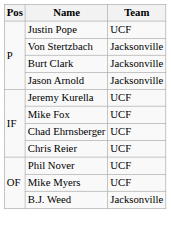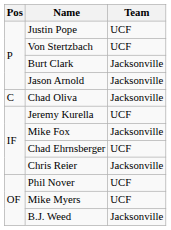(137, 47) Jacksonville -> (121, 47) UCF
+ row: (52, 98)
(121, 115) UCF -> (137, 132) Jacksonville
(121, 149) UCF -> (137, 166) Jacksonville
